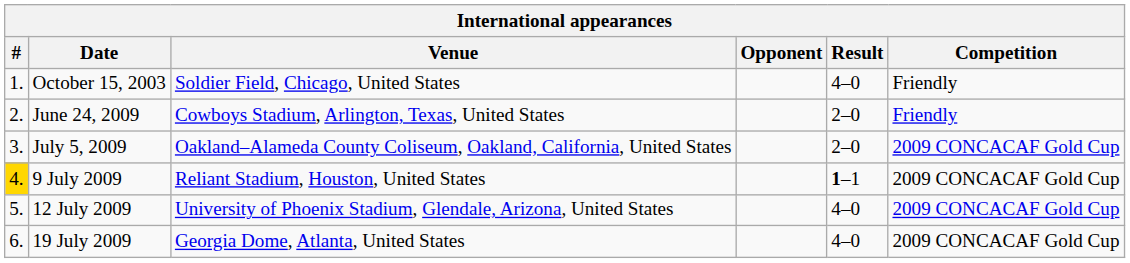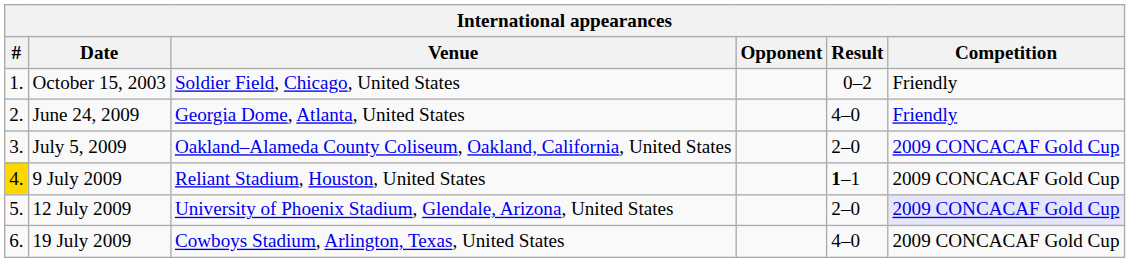(846, 83) 4–0 -> (857, 83) 0–2
(370, 115) Cowboys Stadium, Arlington, Texas, United States -> (320, 115) Georgia Dome, Atlanta, United States
(846, 115) 2–0 -> (846, 115) 4–0
(846, 210) 4–0 -> (846, 210) 2–0
(1006, 210) no background -> (1006, 210) lavender background
(320, 241) Georgia Dome, Atlanta, United States -> (370, 241) Cowboys Stadium, Arlington, Texas, United States
